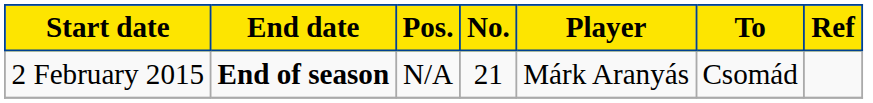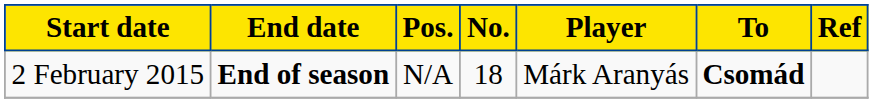(488, 73) 21 -> (488, 73) 18
(750, 73) normal -> (753, 73) bold
